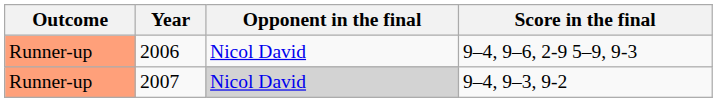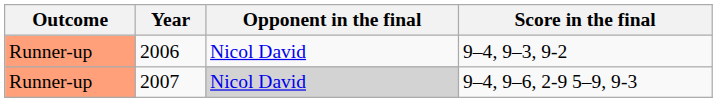(550, 50) 9–4, 9–6, 2-9 5–9, 9-3 -> (515, 50) 9–4, 9–3, 9-2
(515, 81) 9–4, 9–3, 9-2 -> (550, 81) 9–4, 9–6, 2-9 5–9, 9-3
